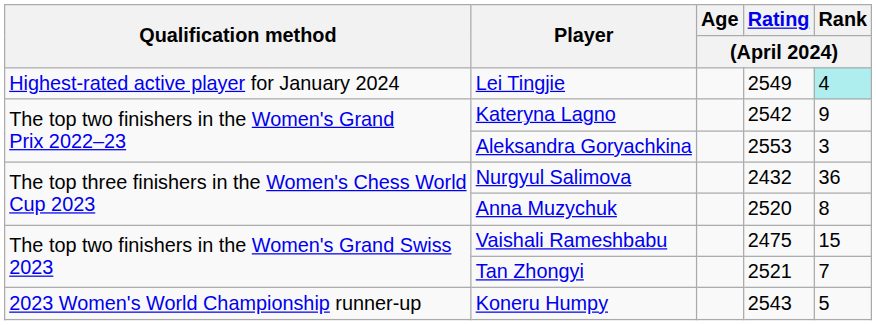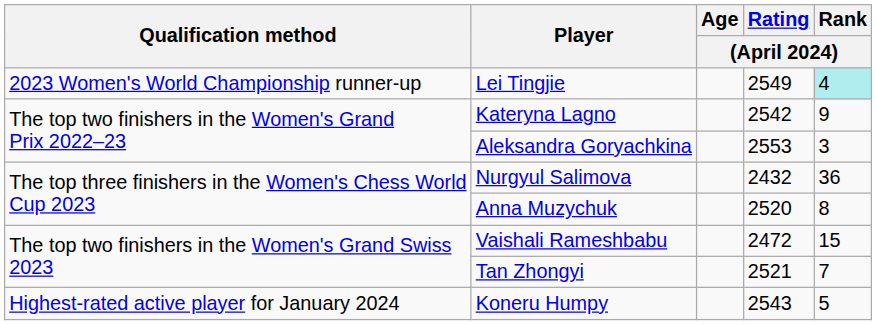(204, 83) Highest-rated active player for January 2024 -> (215, 83) 2023 Women's World Championship runner-up
(770, 240) 2475 -> (770, 240) 2472
(215, 303) 2023 Women's World Championship runner-up -> (204, 303) Highest-rated active player for January 2024
